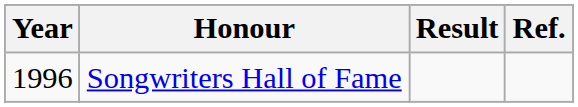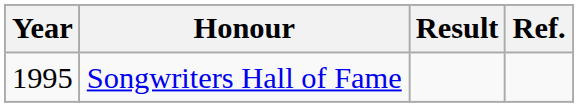(42, 76) 1996 -> (42, 76) 1995
